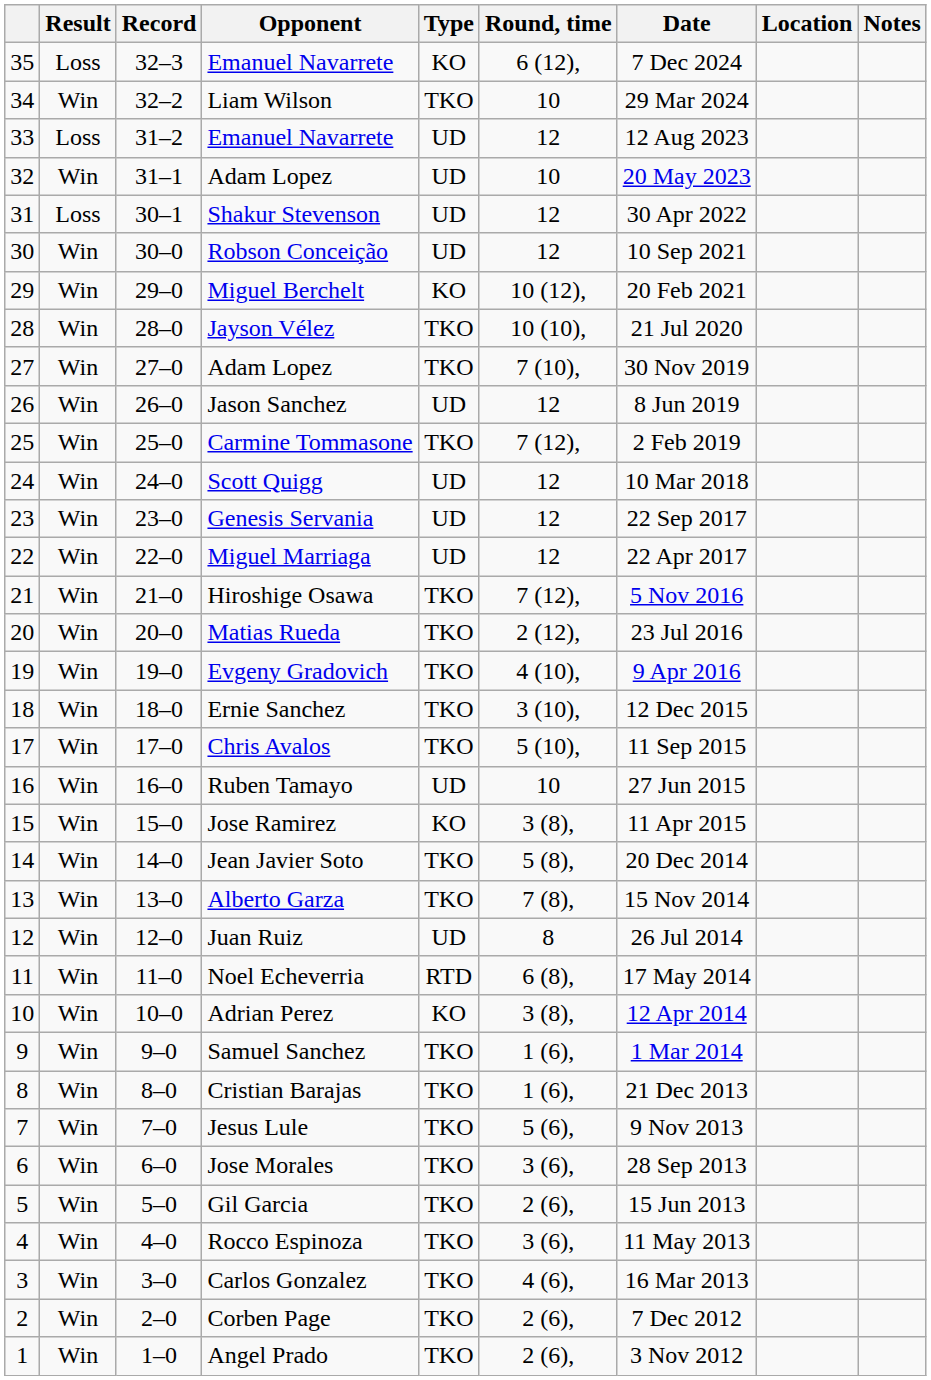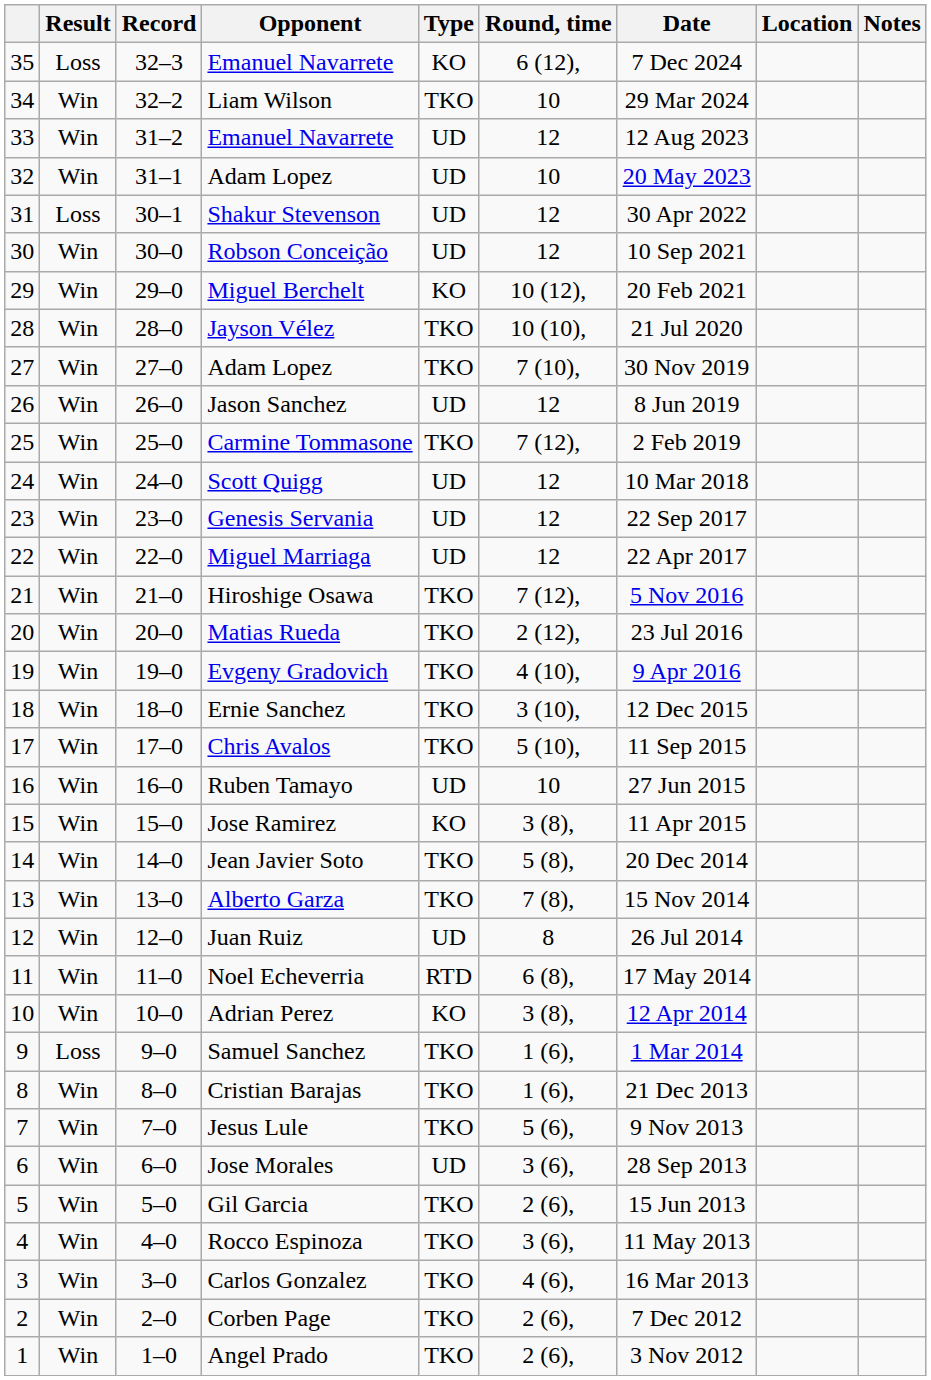(78, 137) Loss -> (78, 137) Win
(78, 1051) Win -> (78, 1051) Loss
(449, 1165) TKO -> (449, 1165) UD
